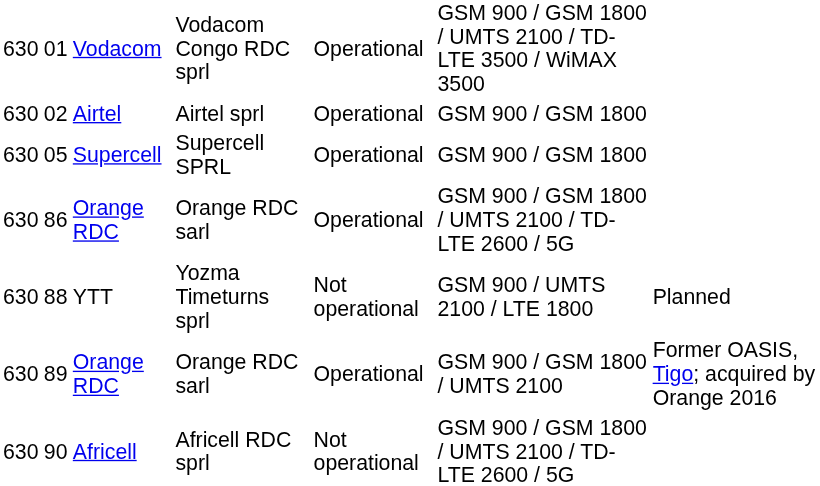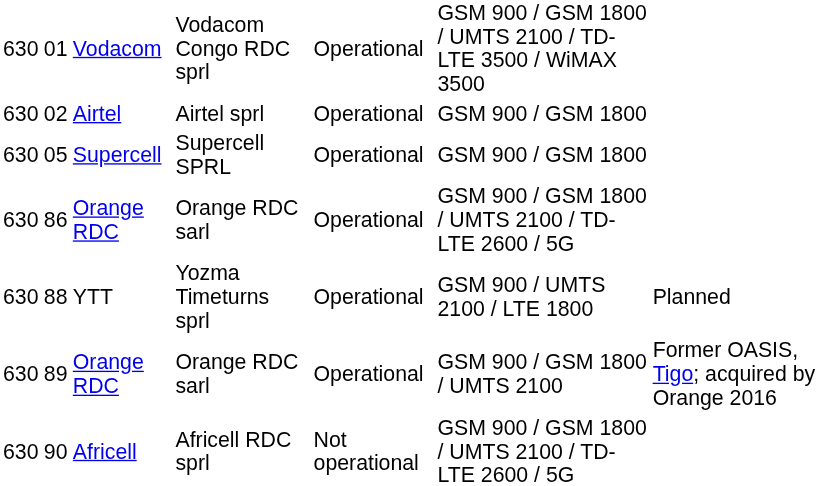(366, 297) Not operational -> (369, 297) Operational
